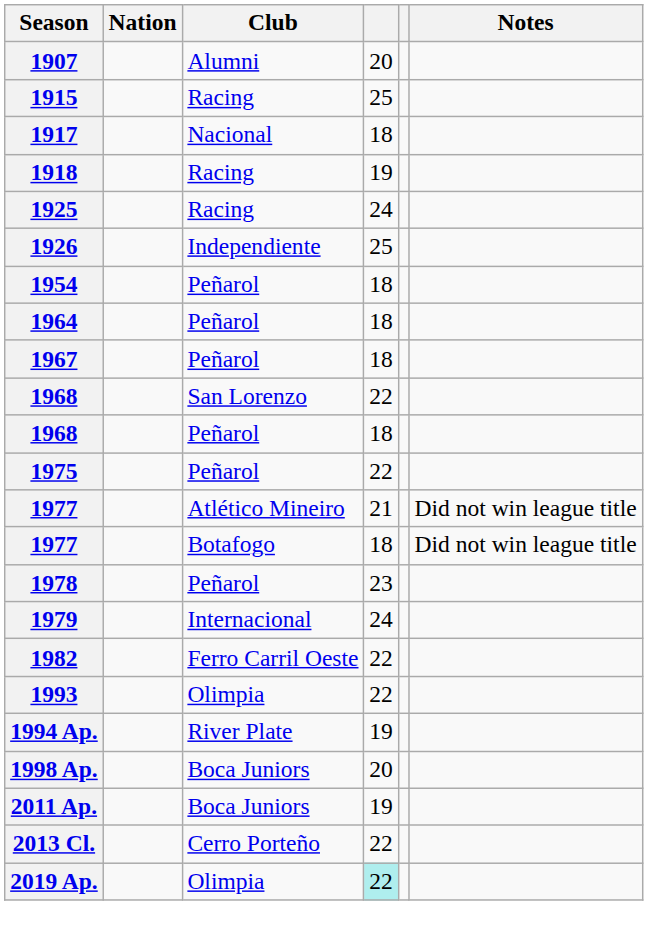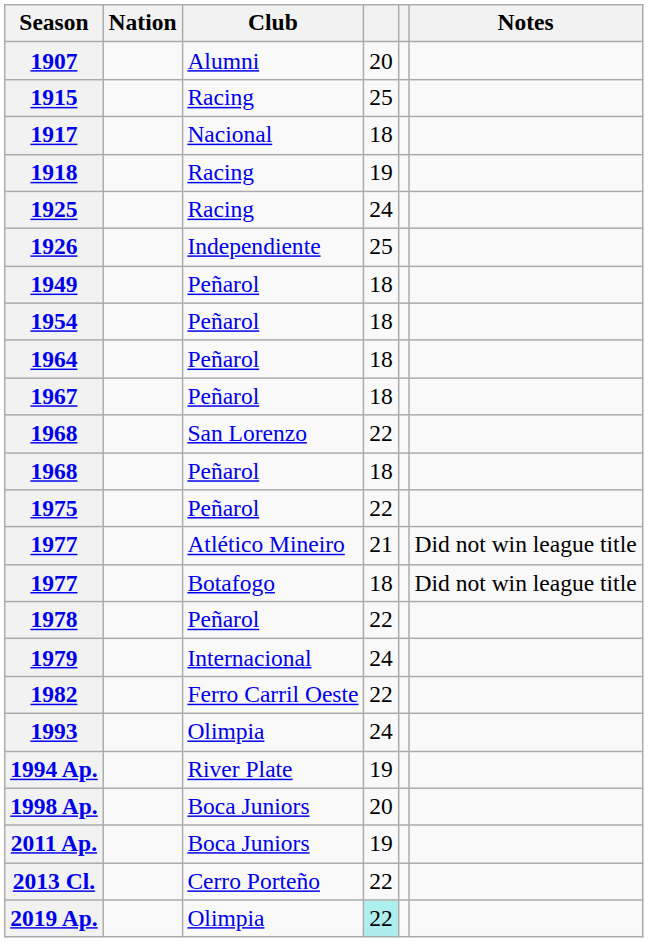+ row: (54, 284)
(381, 582) 23 -> (381, 619) 22
(381, 694) 22 -> (381, 731) 24
